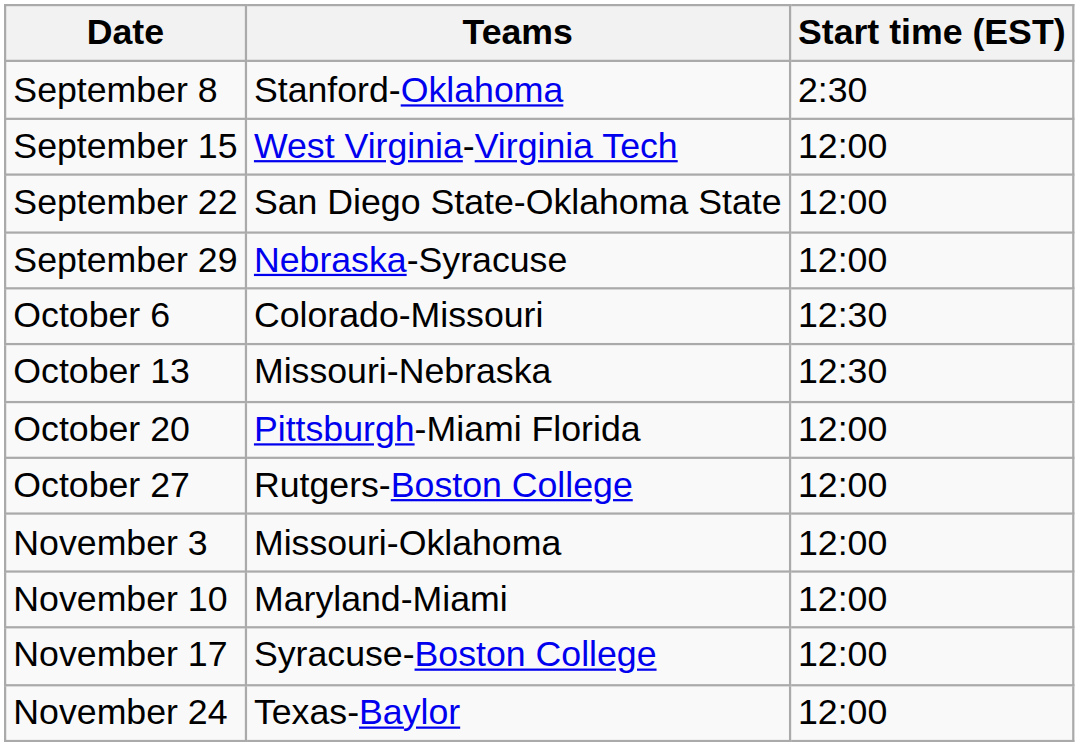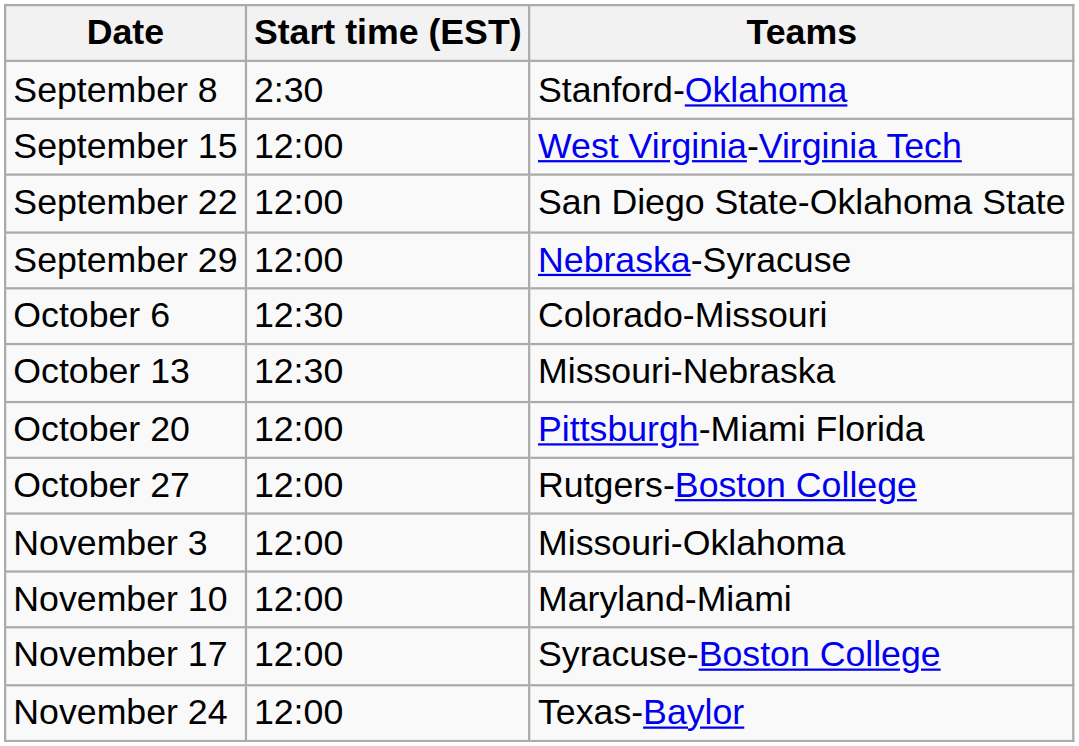columns swapped: (932, 32) <-> (518, 32)
